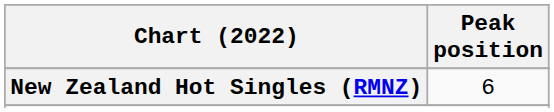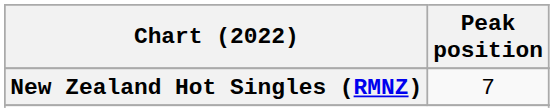(488, 87) 6 -> (488, 87) 7
